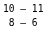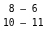rows swapped: (23, 9) <-> (23, 23)
